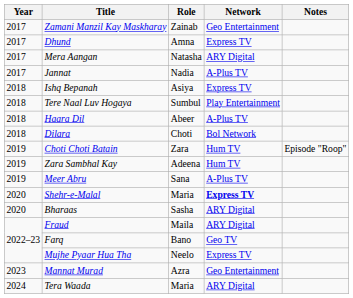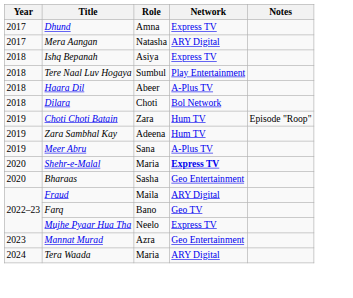- row: (105, 27)
- row: (58, 73)
(230, 210) ARY Digital -> (208, 179) Geo Entertainment
